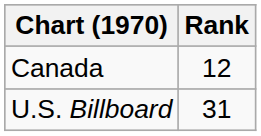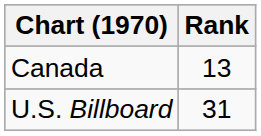(217, 67) 12 -> (217, 67) 13
